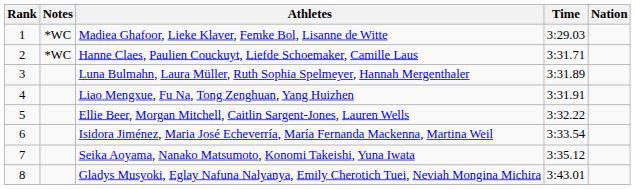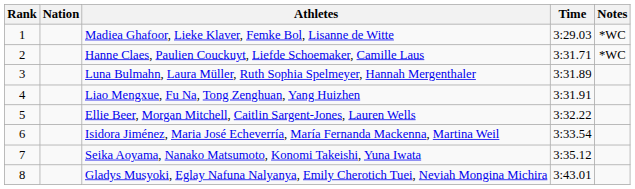columns swapped: (609, 14) <-> (58, 14)
